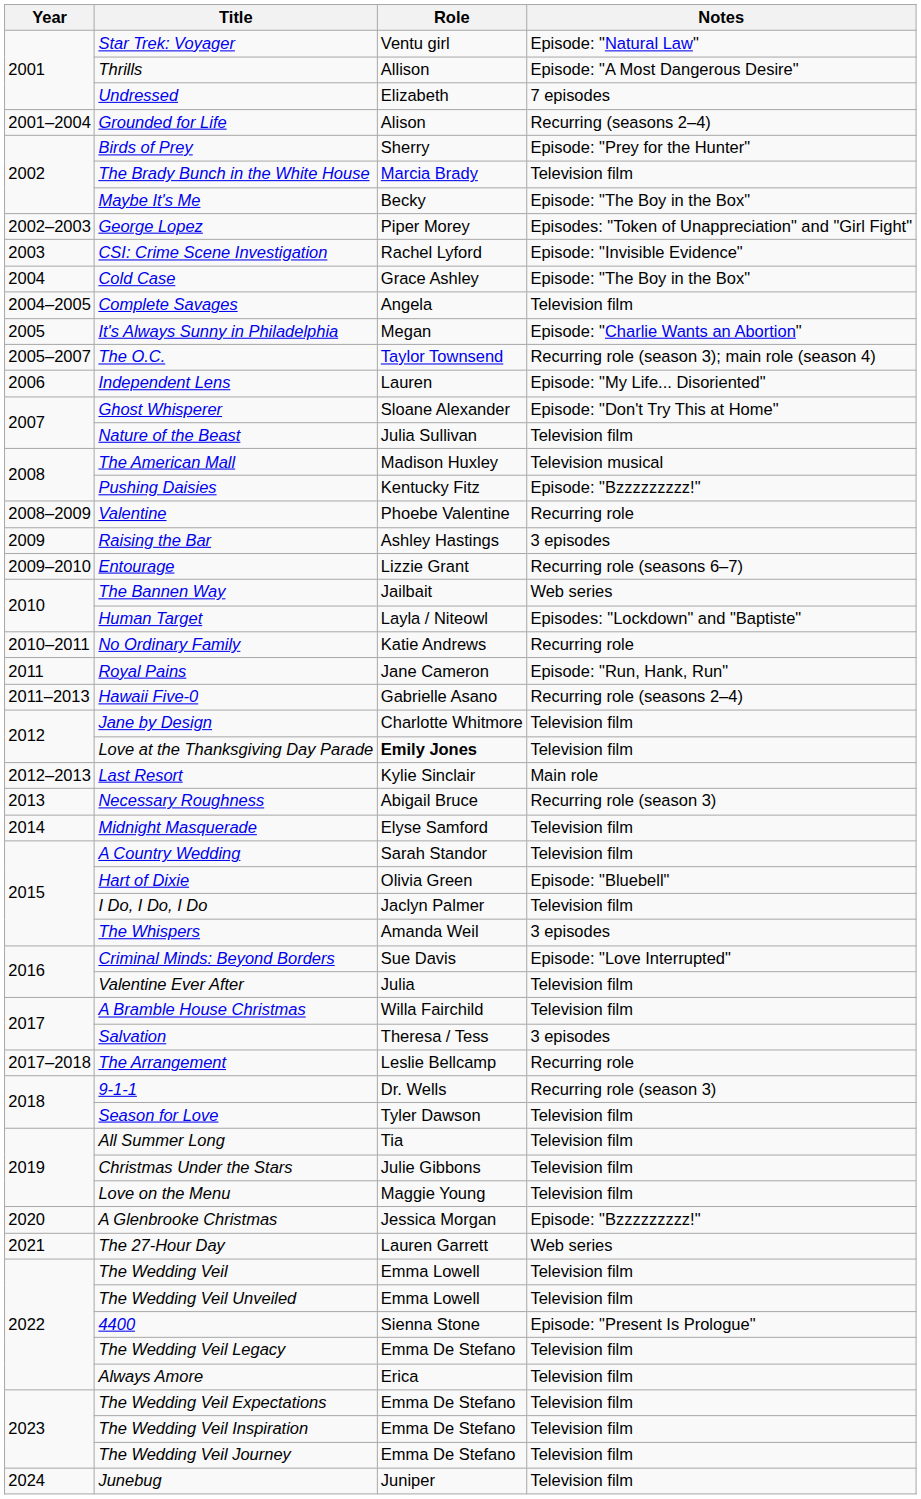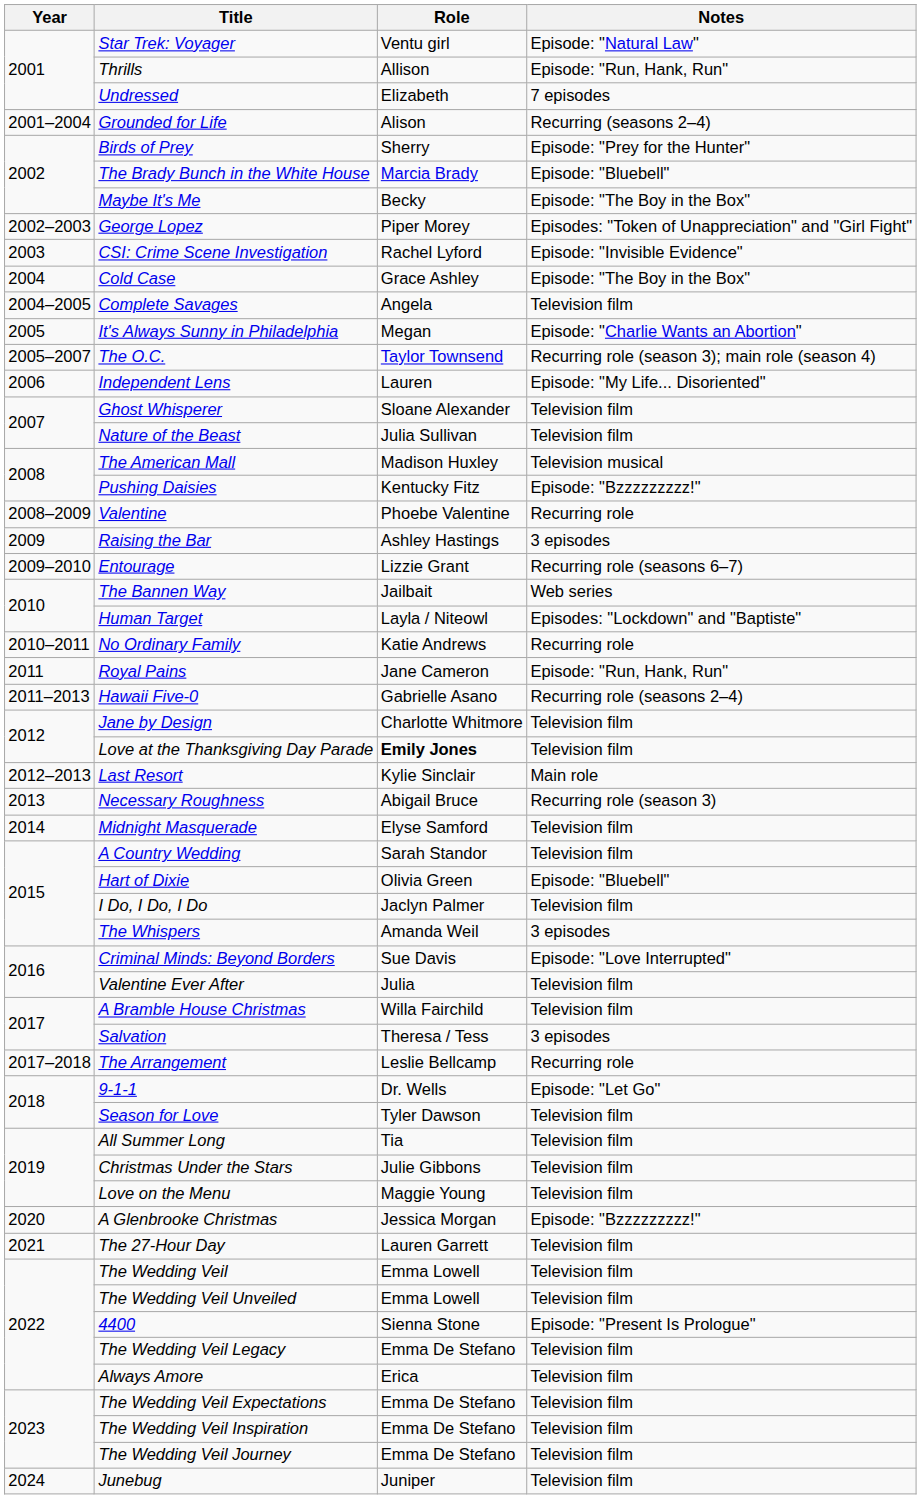(664, 69) Episode: "A Most Dangerous Desire" -> (629, 69) Episode: "Run, Hank, Run"
(582, 174) Television film -> (600, 174) Episode: "Bluebell"
(654, 409) Episode: "Don't Try This at Home" -> (582, 409) Television film
(623, 1089) Recurring role (season 3) -> (595, 1089) Episode: "Let Go"
(571, 1245) Web series -> (582, 1245) Television film
